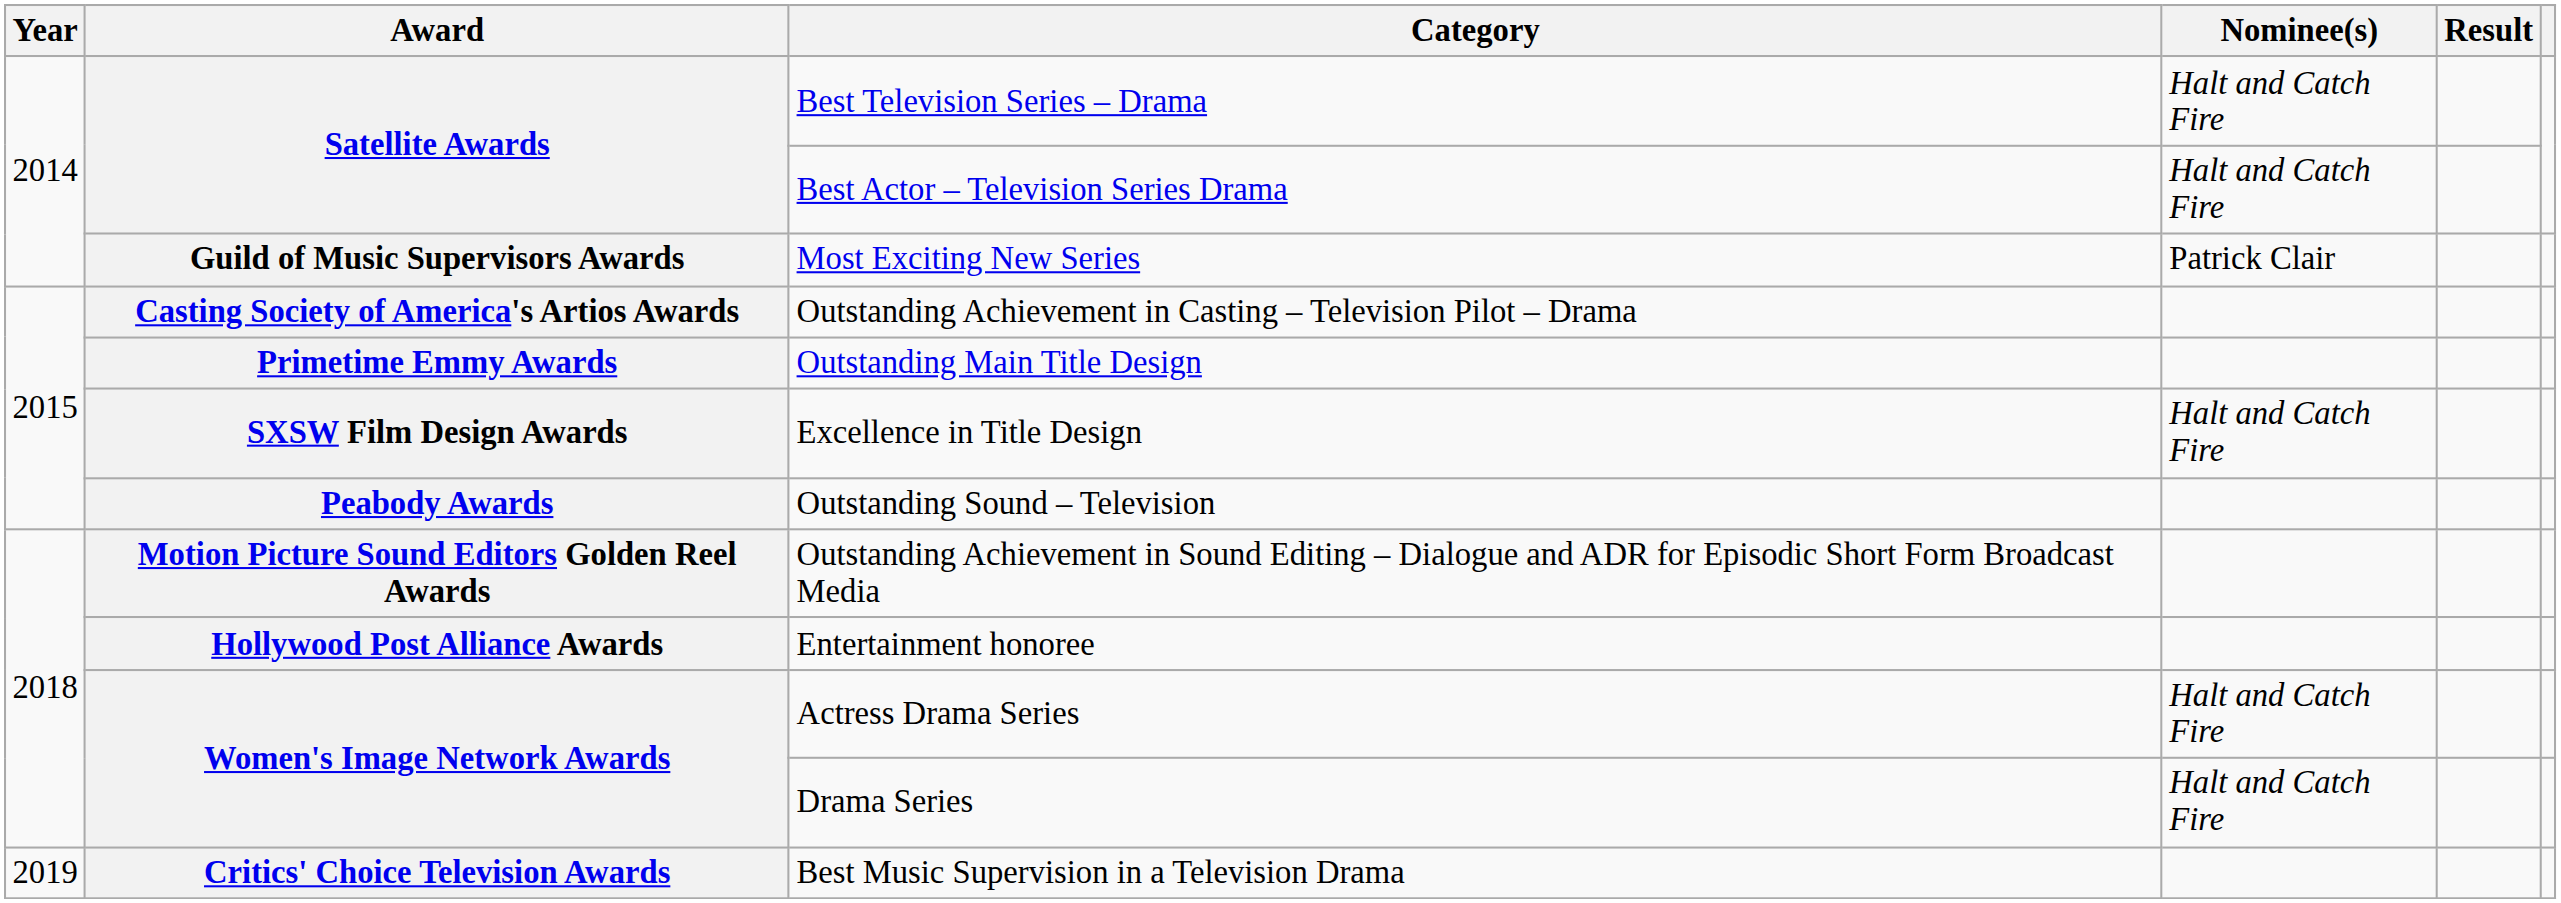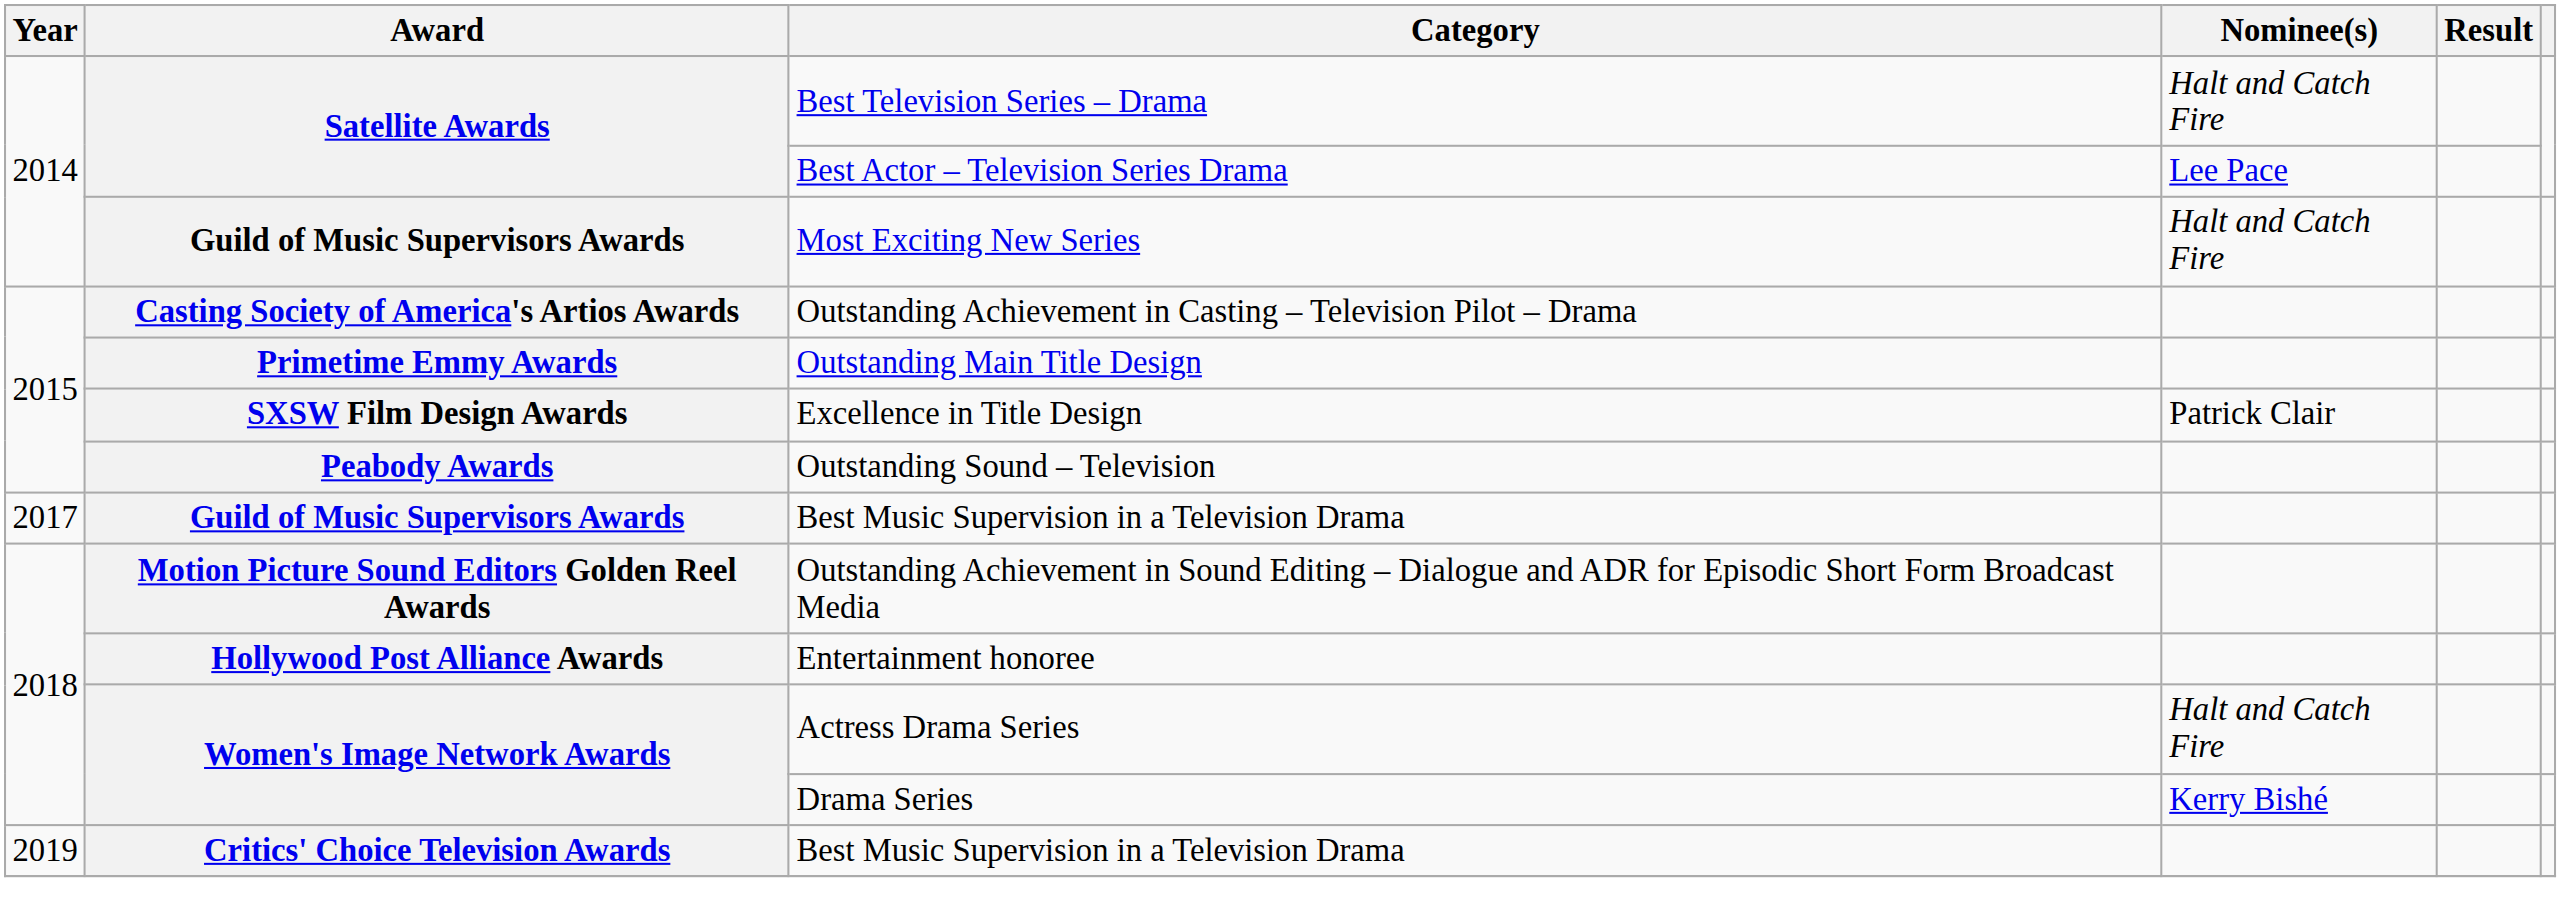(2270, 188) Halt and Catch Fire -> (2229, 170) Lee Pace
(2252, 259) Patrick Clair -> (2270, 240) Halt and Catch Fire
(2270, 432) Halt and Catch Fire -> (2252, 414) Patrick Clair
+ row: (45, 517)
(2270, 801) Halt and Catch Fire -> (2249, 798) Kerry Bishé
